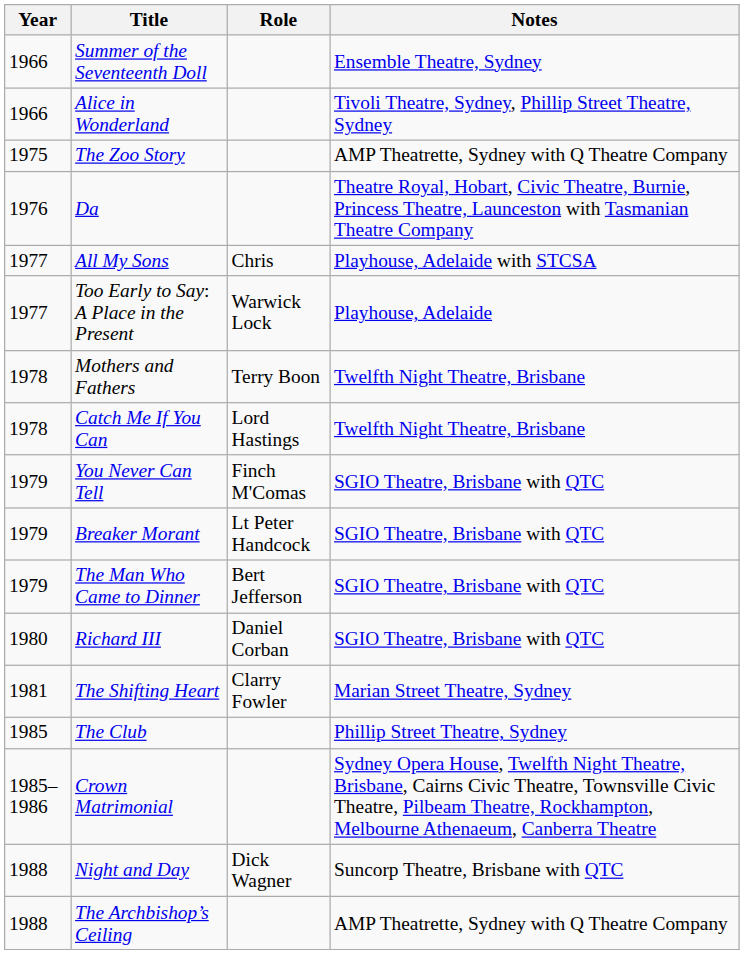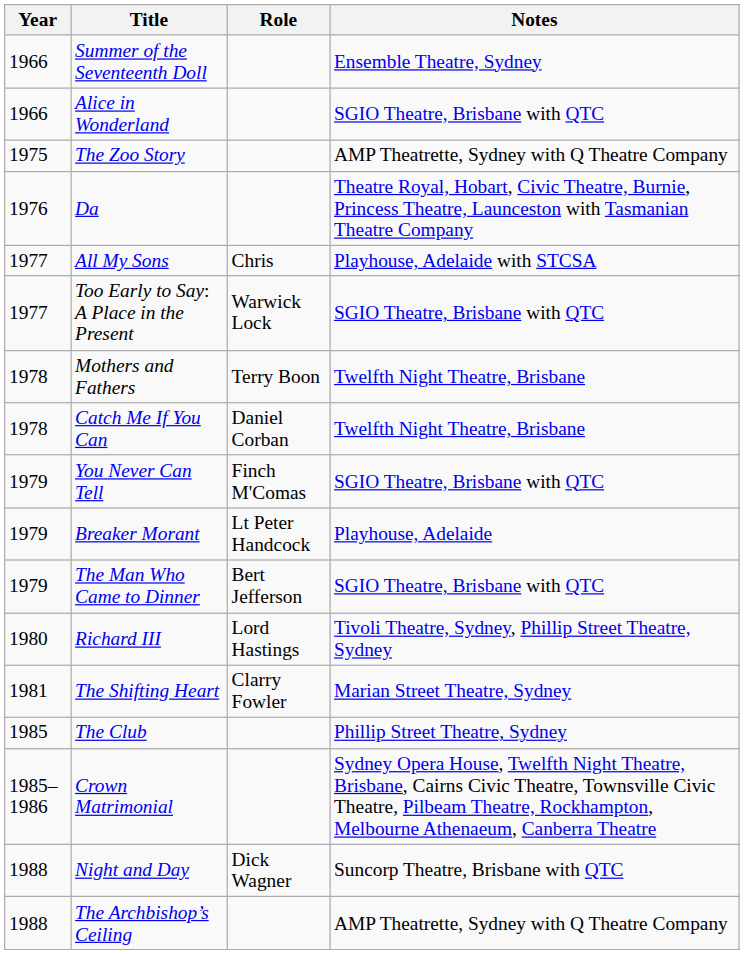(512, 113) Tivoli Theatre, Sydney, Phillip Street Theatre, Sydney -> (469, 113) SGIO Theatre, Brisbane with QTC
(413, 312) Playhouse, Adelaide -> (469, 312) SGIO Theatre, Brisbane with QTC
(265, 428) Lord Hastings -> (260, 428) Daniel Corban
(469, 533) SGIO Theatre, Brisbane with QTC -> (413, 533) Playhouse, Adelaide
(260, 638) Daniel Corban -> (265, 638) Lord Hastings
(469, 638) SGIO Theatre, Brisbane with QTC -> (512, 638) Tivoli Theatre, Sydney, Phillip Street Theatre, Sydney
